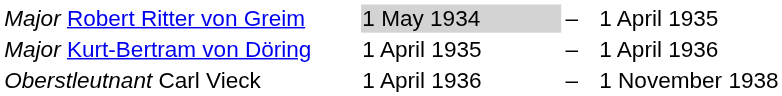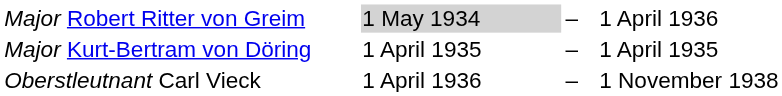(659, 18) 1 April 1935 -> (659, 18) 1 April 1936
(659, 49) 1 April 1936 -> (659, 49) 1 April 1935
